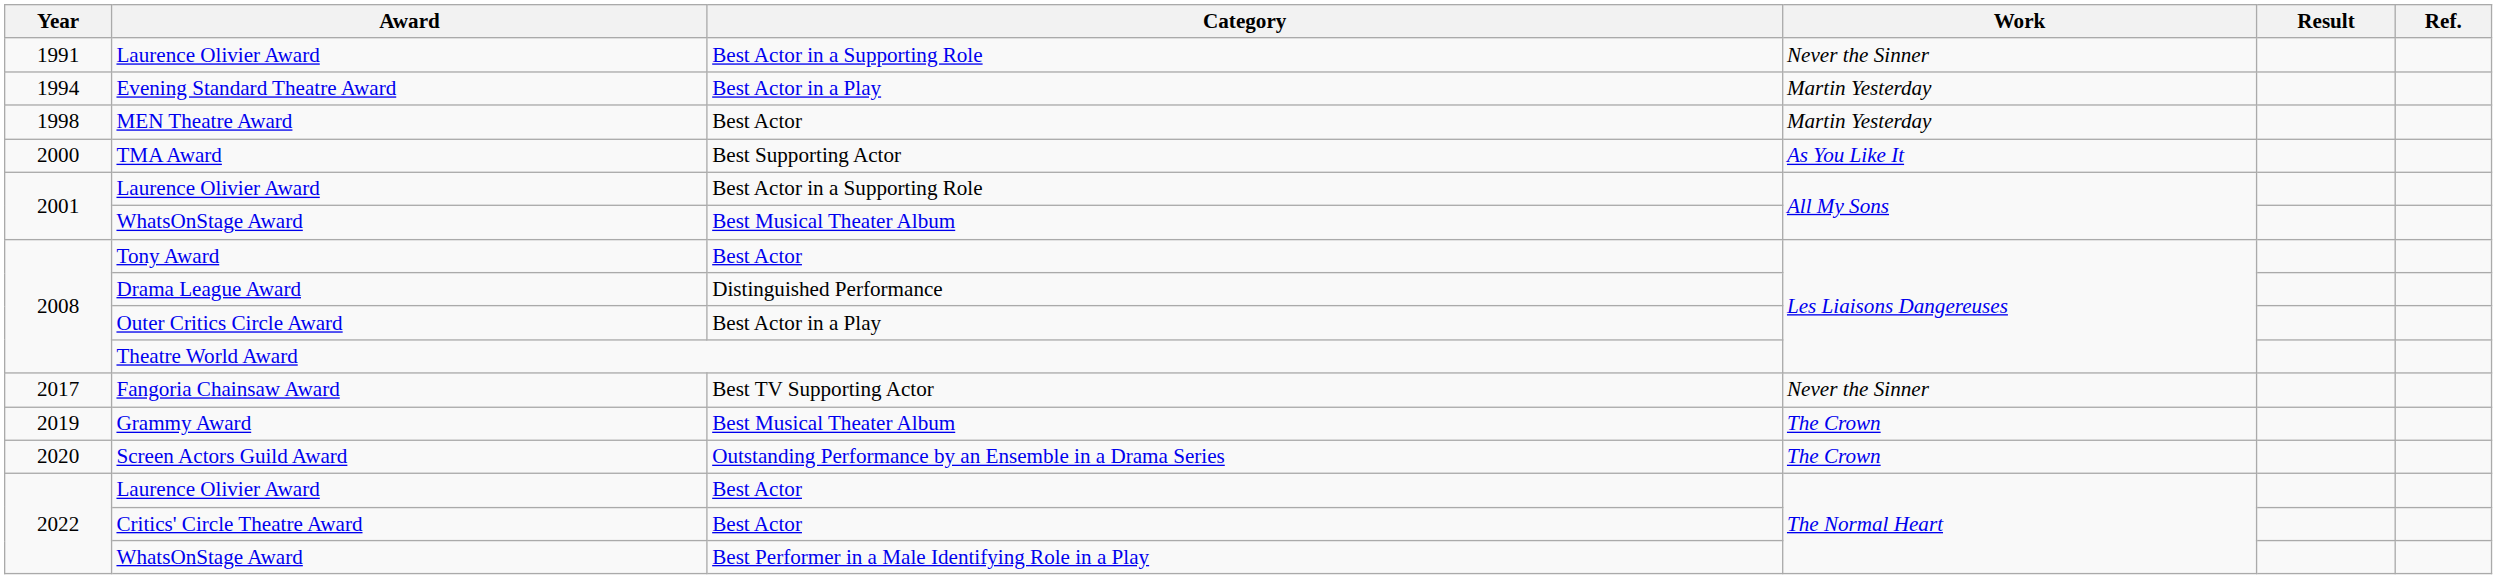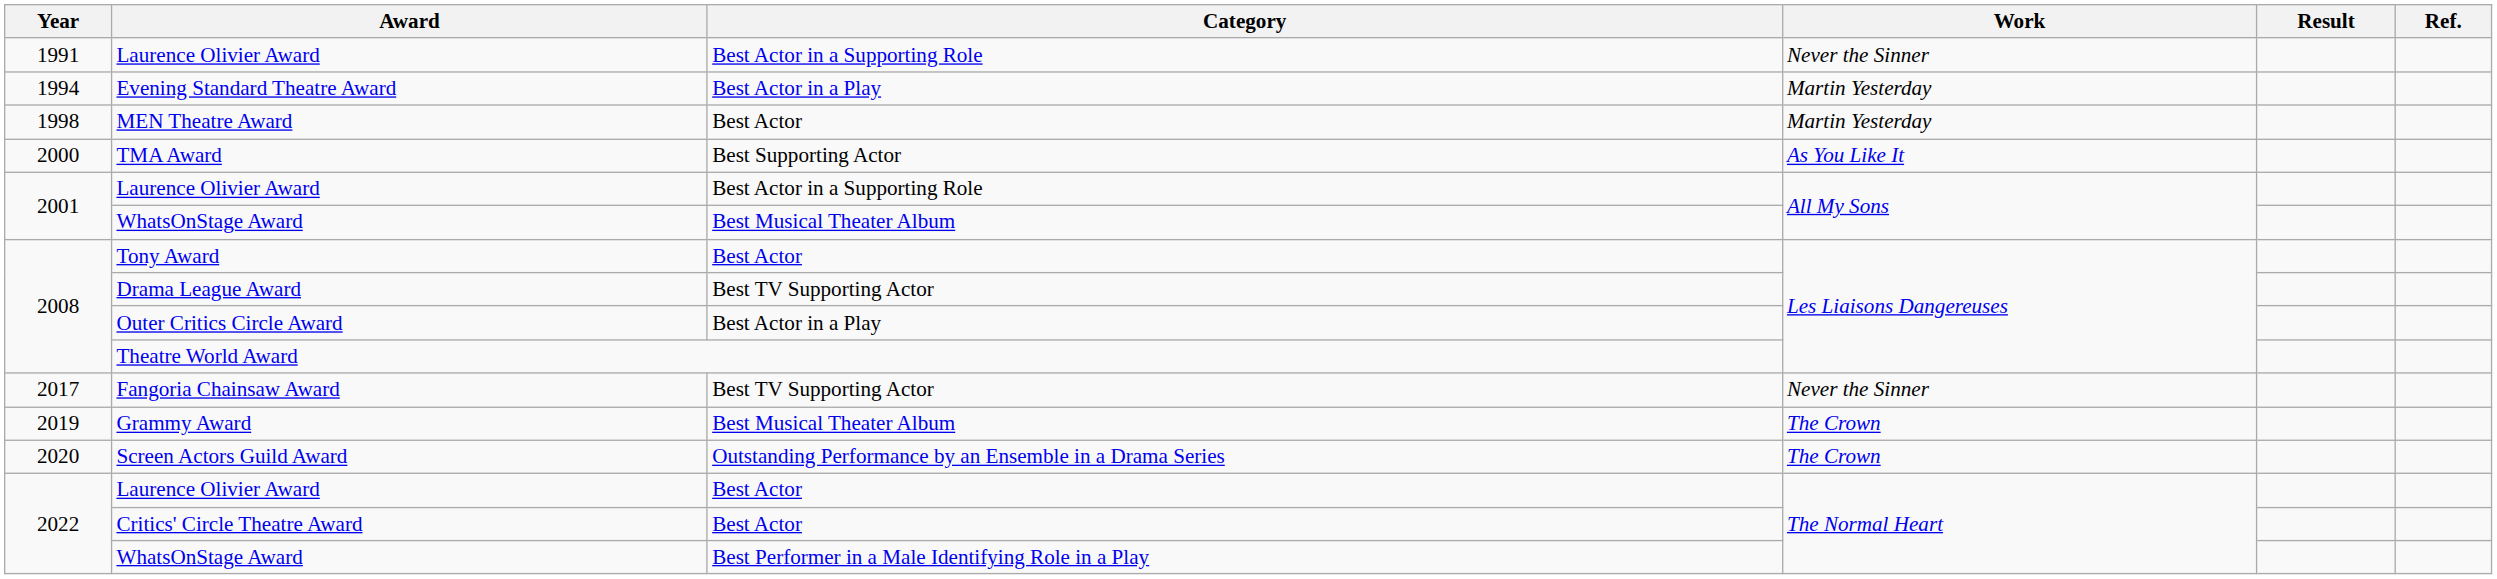(827, 289) Distinguished Performance -> (823, 289) Best TV Supporting Actor
